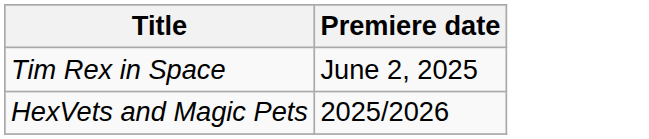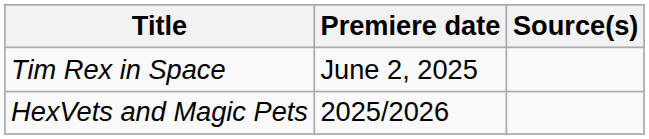+ column: (576, 26)
